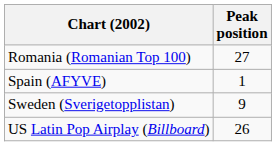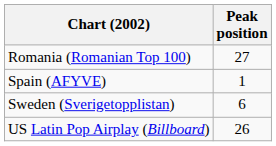(242, 104) 9 -> (242, 104) 6
